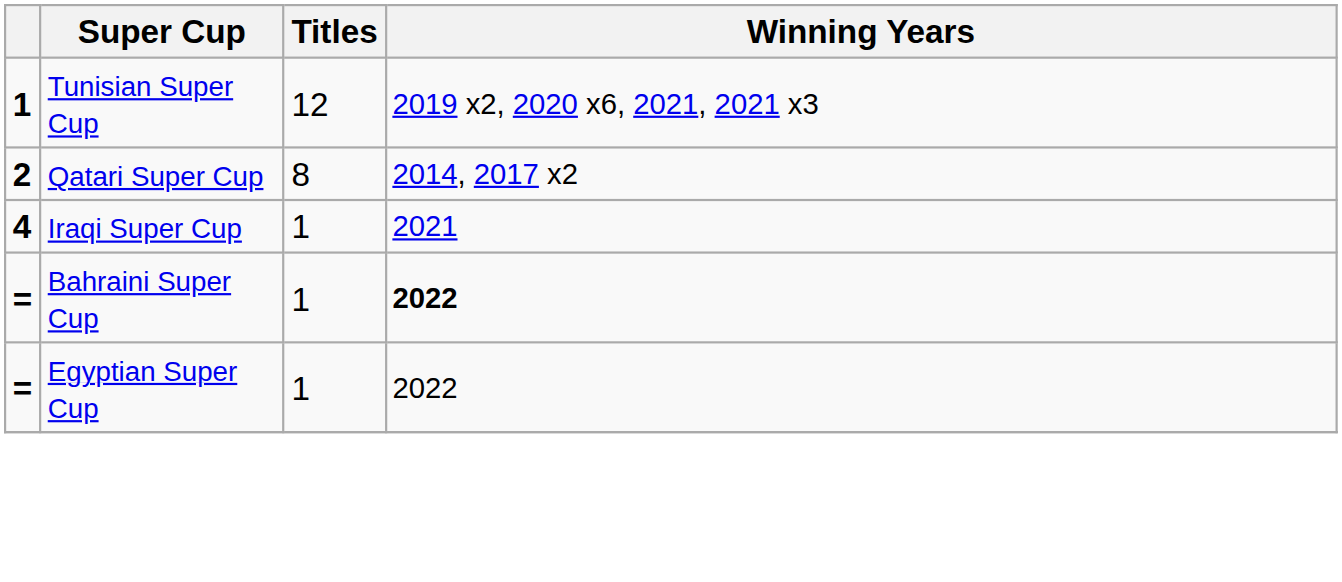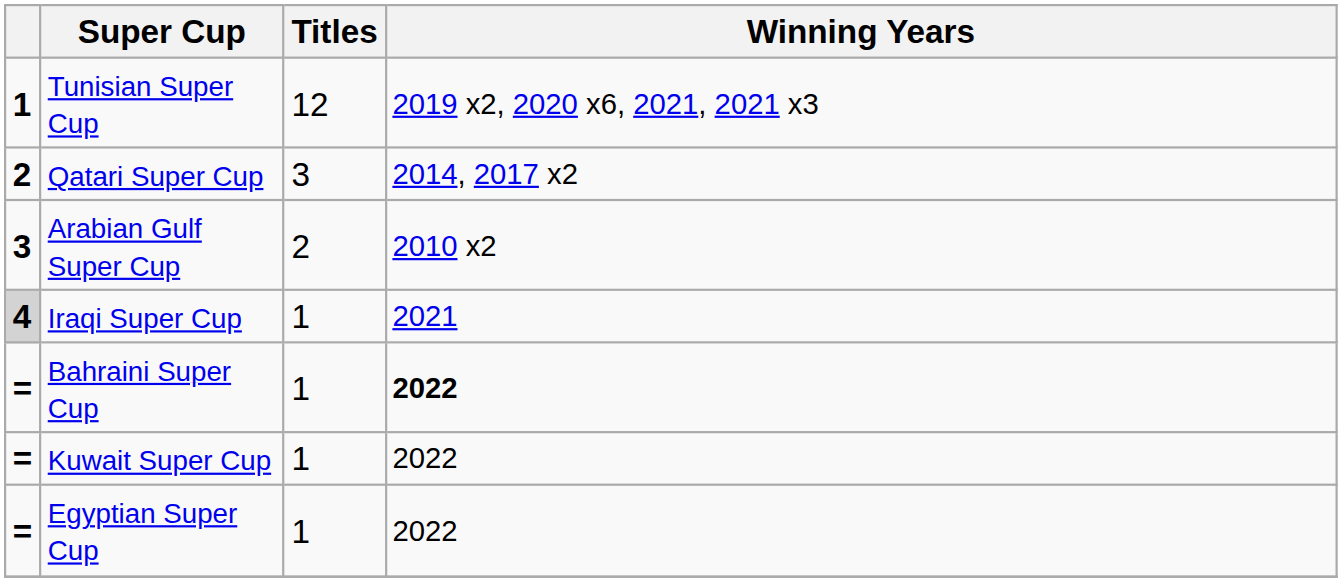(301, 174) 8 -> (301, 174) 3
+ row: (125, 249)
(22, 227) no background -> (22, 317) lightgrey background
+ row: (159, 463)
